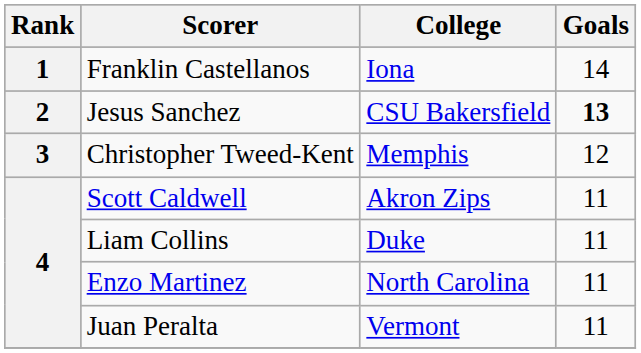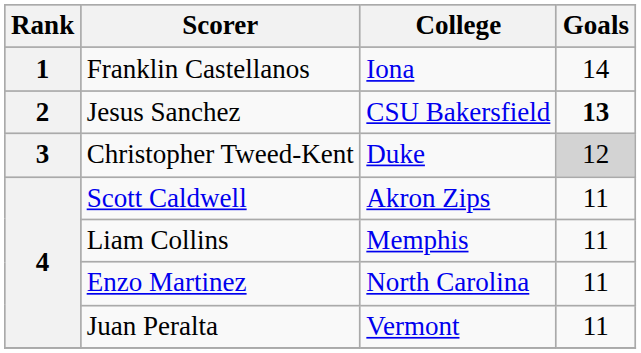(417, 154) Memphis -> (396, 154) Duke
(596, 154) no background -> (596, 154) lightgrey background
(396, 240) Duke -> (417, 240) Memphis
